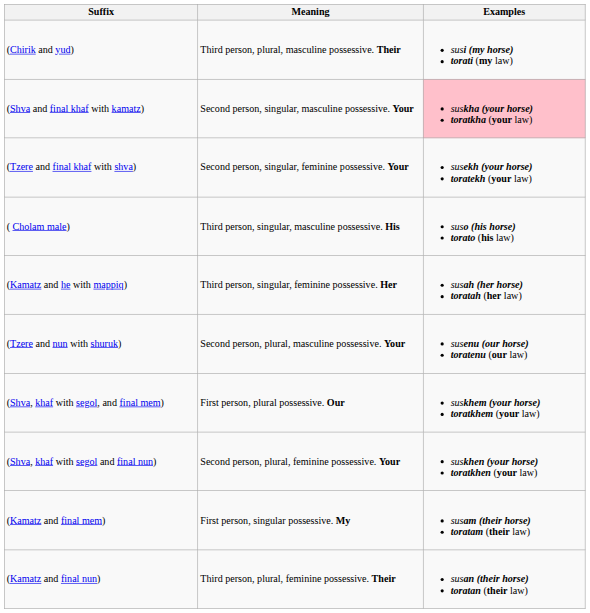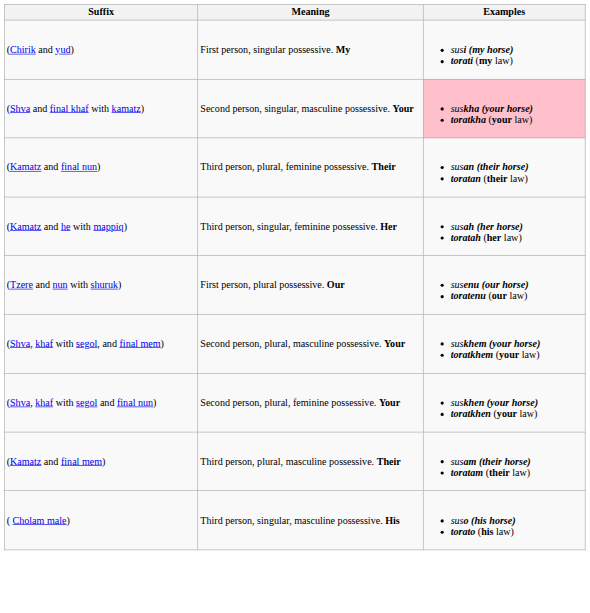(301, 49) Third person, plural, masculine possessive. Their -> (275, 49) First person, singular possessive. My
- row: (71, 167)
rows swapped: (38, 226) <-> (54, 579)
(303, 344) Second person, plural, masculine possessive. Your -> (273, 285) First person, plural possessive. Our
(273, 402) First person, plural possessive. Our -> (303, 344) Second person, plural, masculine possessive. Your
(275, 520) First person, singular possessive. My -> (301, 461) Third person, plural, masculine possessive. Their
